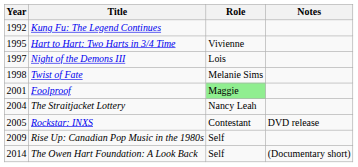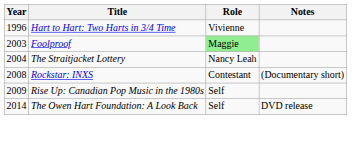- row: (96, 28)
(17, 43) 1995 -> (17, 28) 1996
- row: (78, 59)
- row: (57, 75)
(17, 91) 2001 -> (17, 43) 2003
(17, 122) 2005 -> (17, 75) 2008
(293, 122) DVD release -> (303, 75) (Documentary short)
(309, 153) (Documentary short) -> (287, 106) DVD release
